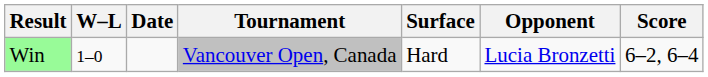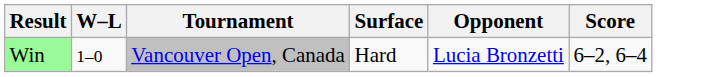- column: (152, 21)
